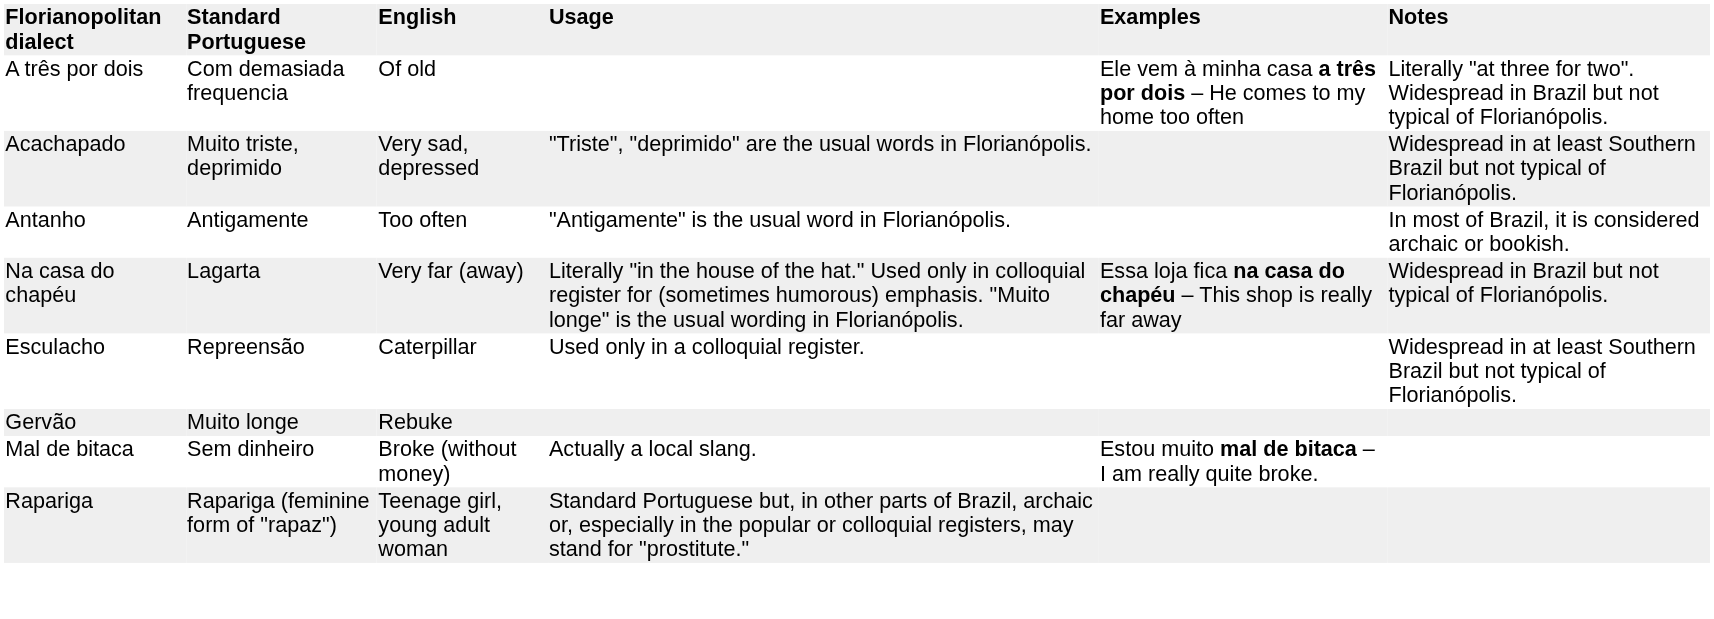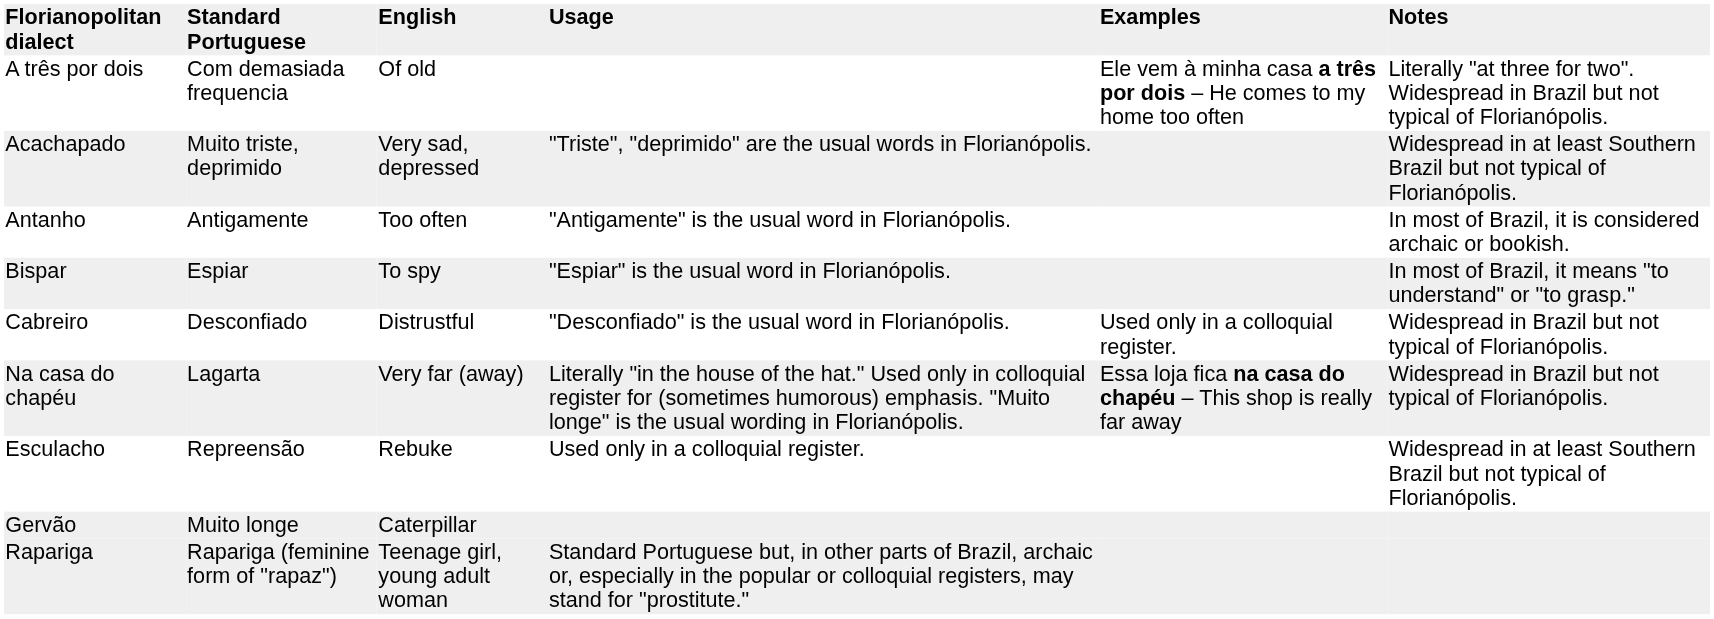+ row: (36, 271)
+ row: (47, 322)
(428, 346) Caterpillar -> (416, 449) Rebuke
(416, 422) Rebuke -> (428, 524) Caterpillar
- row: (70, 449)
